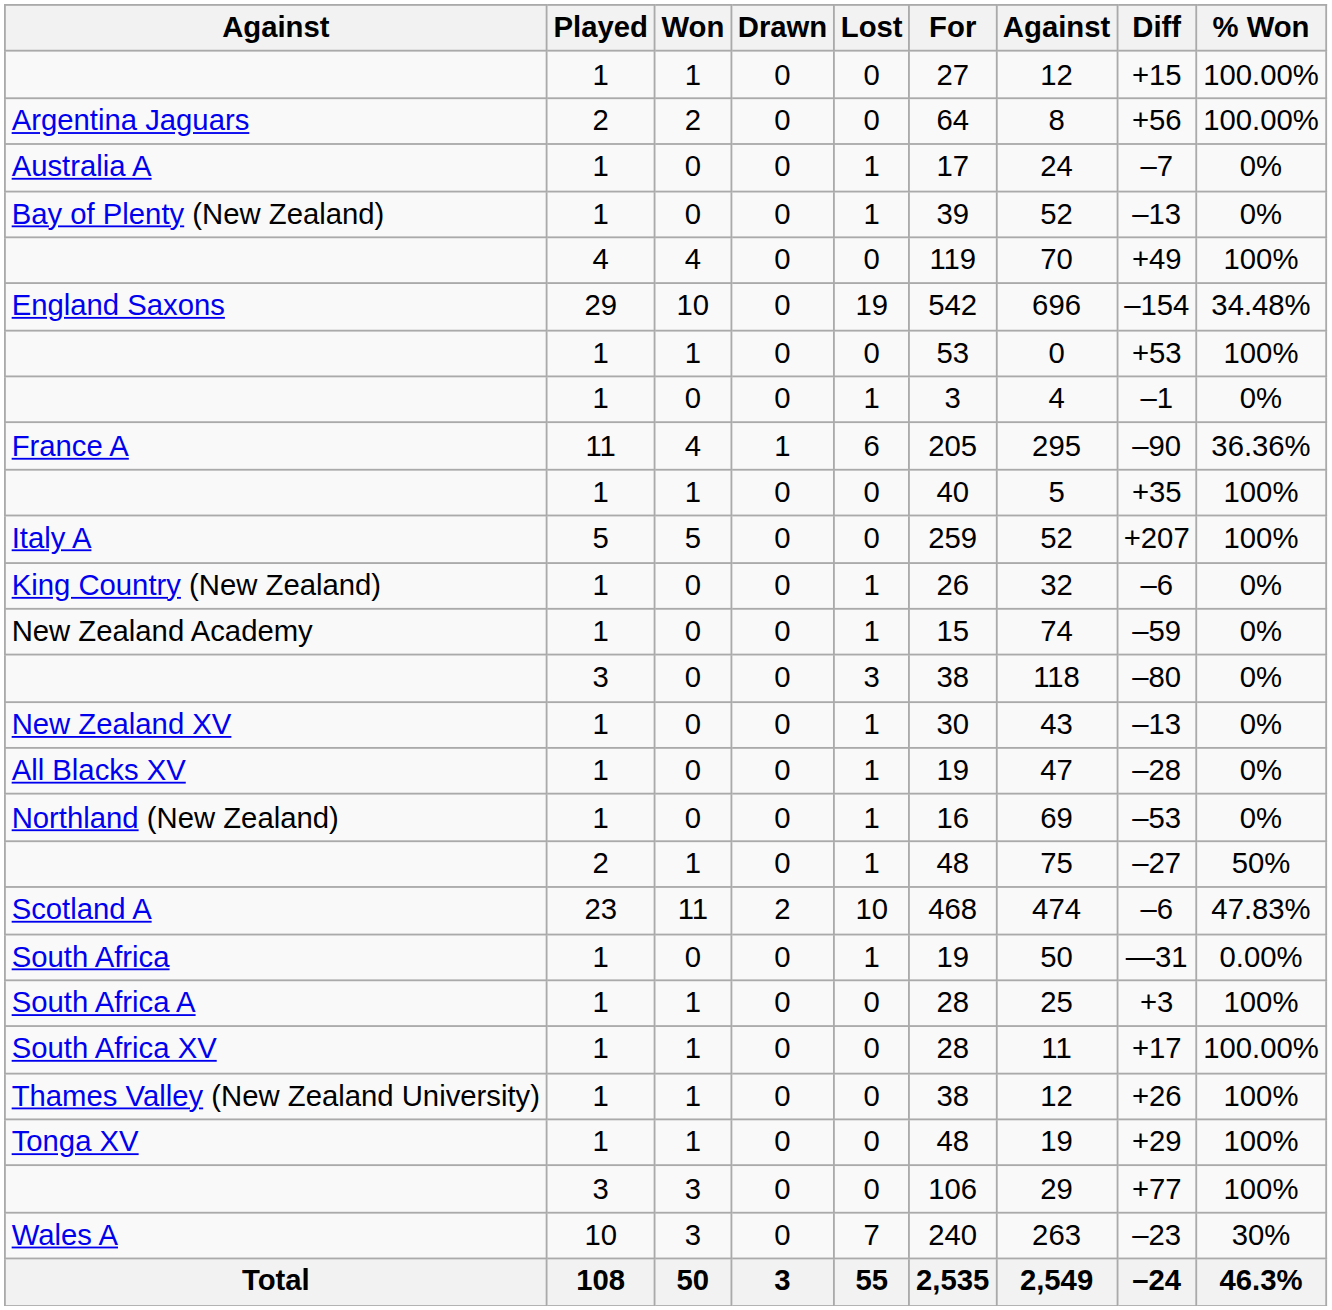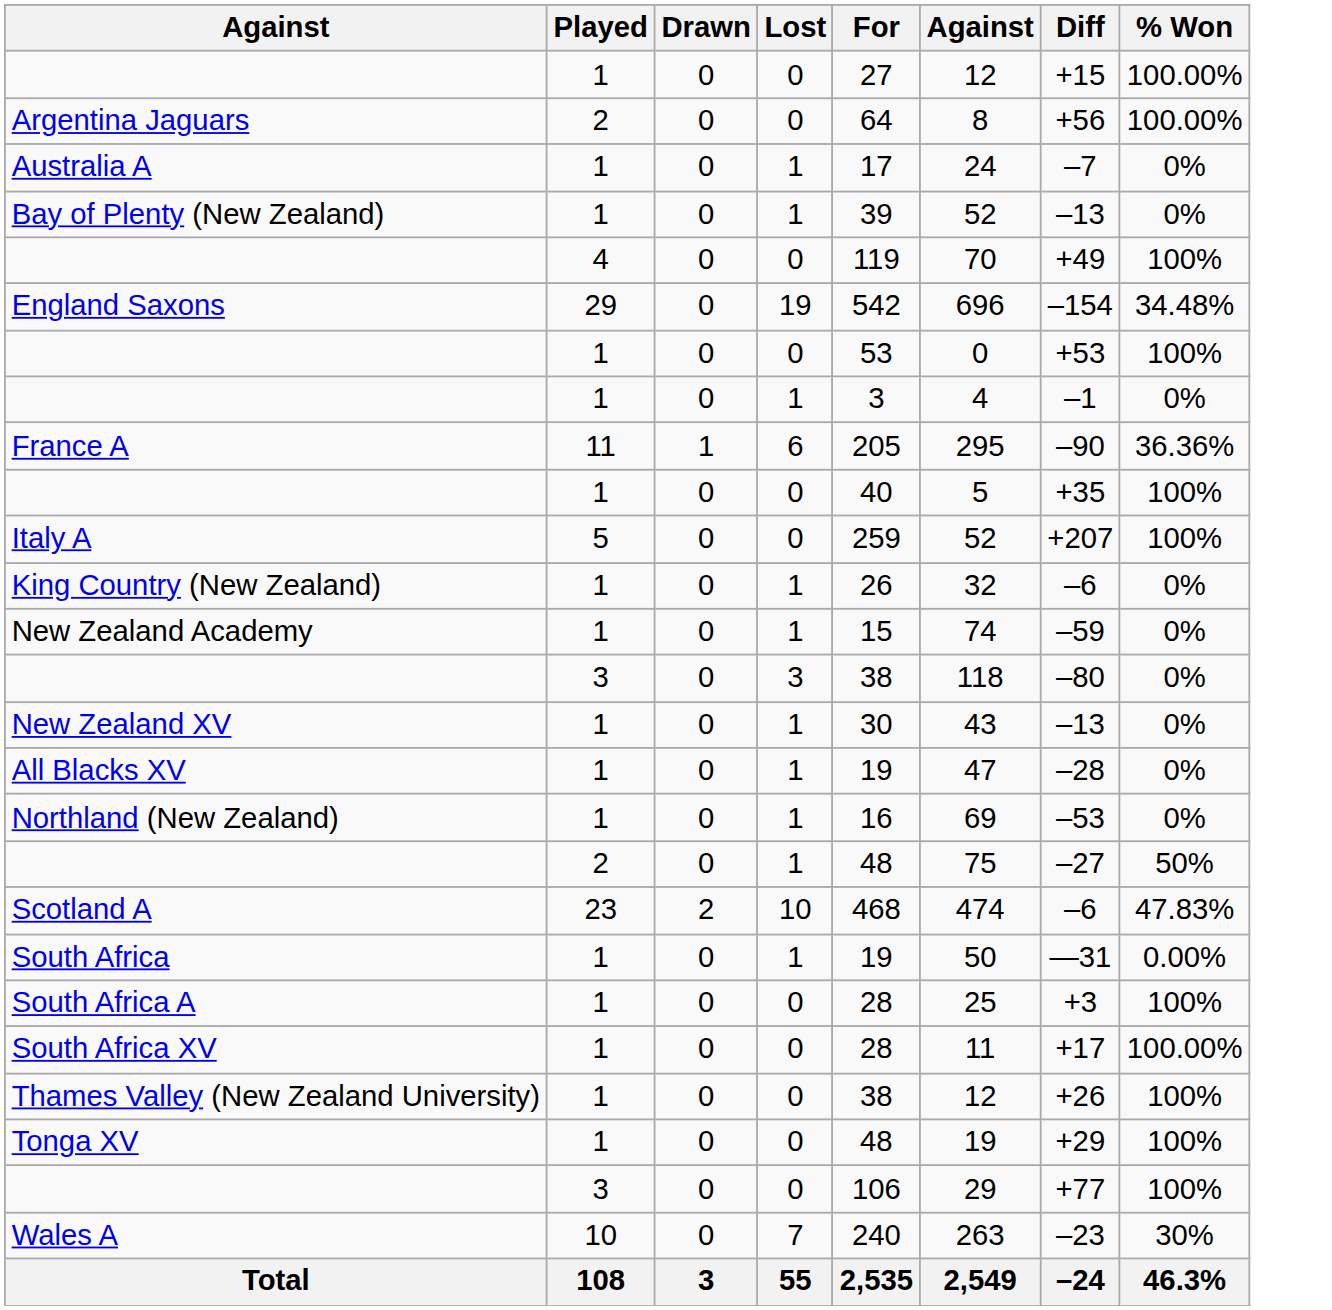- column: (693, 27)
